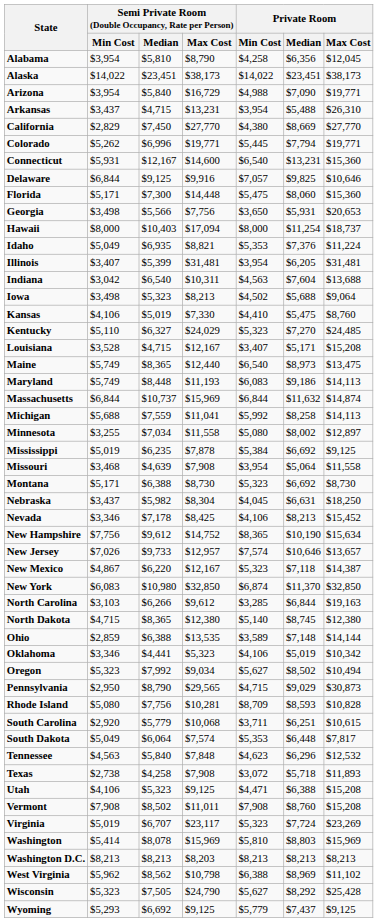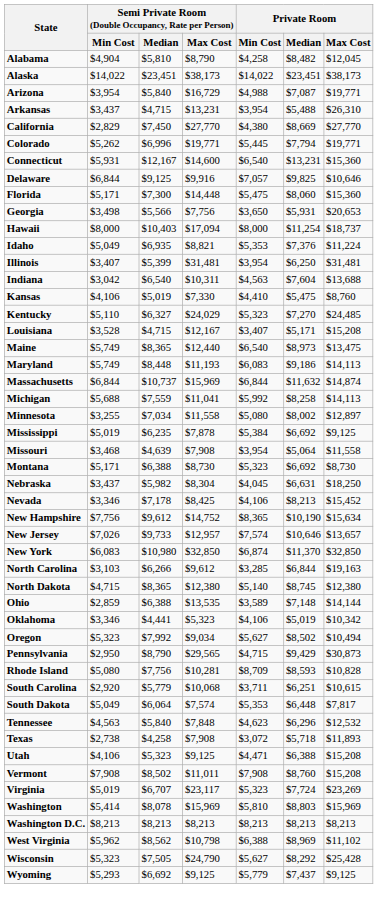(105, 59) $3,954 -> (105, 59) $4,904
(301, 59) $6,356 -> (301, 59) $8,482
(301, 93) $7,090 -> (301, 93) $7,087
(301, 263) $6,205 -> (301, 263) $6,250
- row: (18, 297)
- row: (35, 569)
(301, 688) $9,029 -> (301, 654) $9,429
(200, 858) $8,203 -> (200, 824) $8,213
